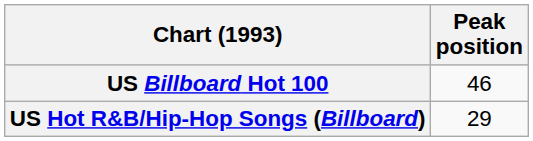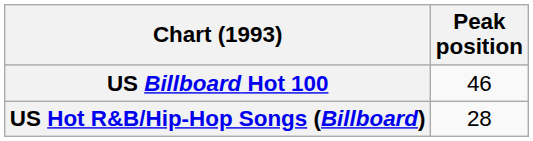(479, 118) 29 -> (479, 118) 28
